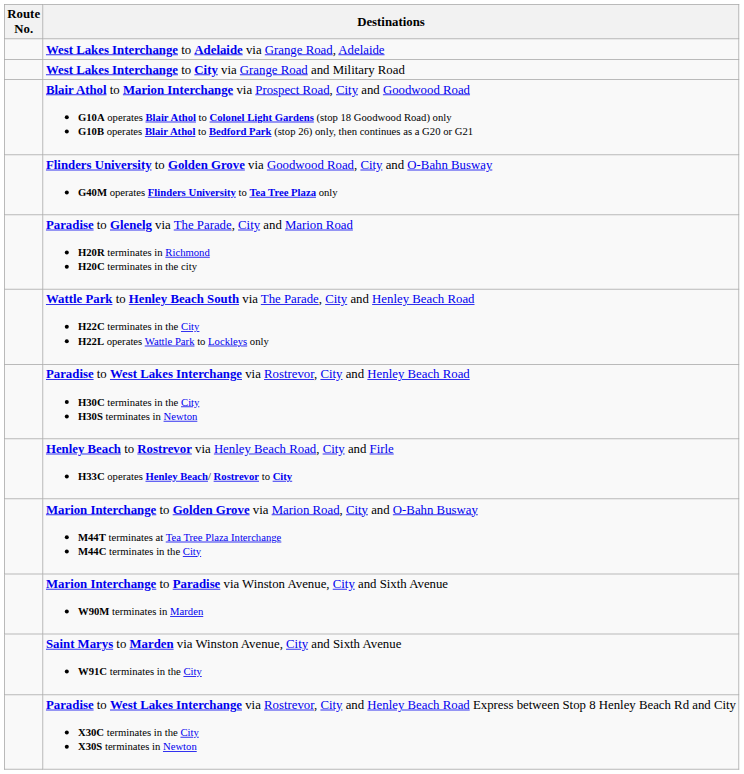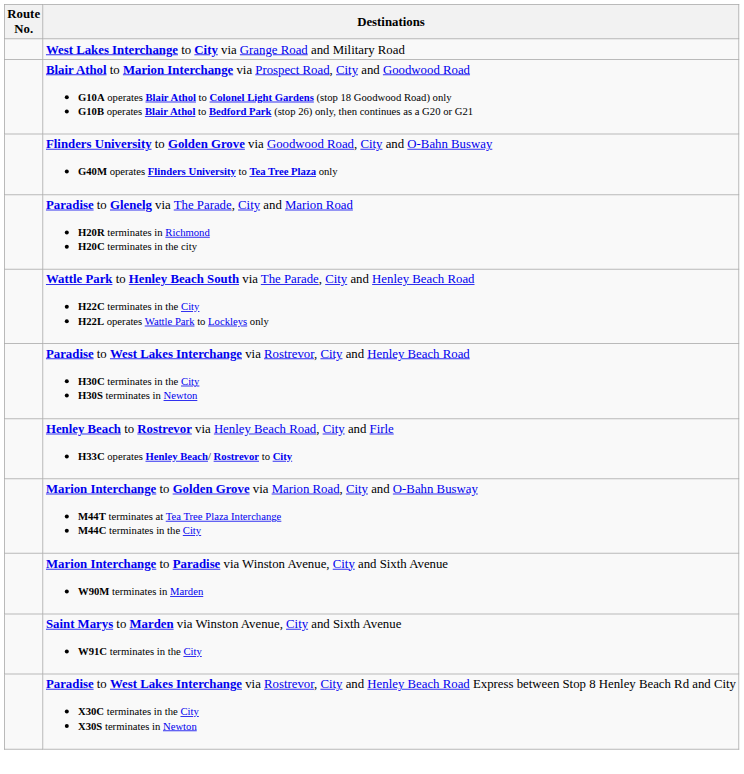- row: (215, 49)
